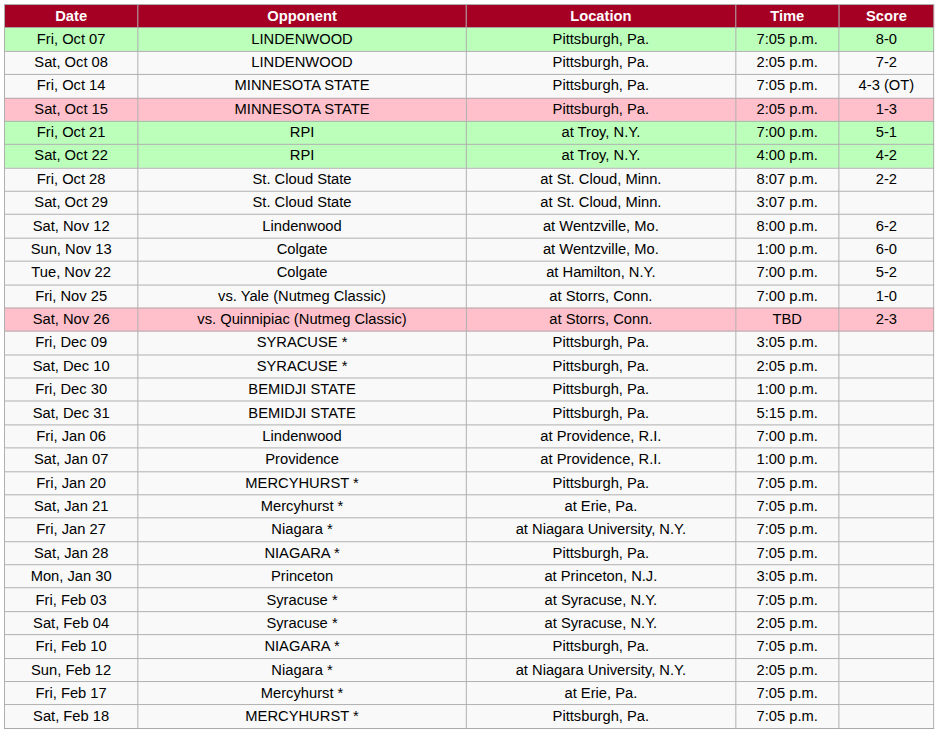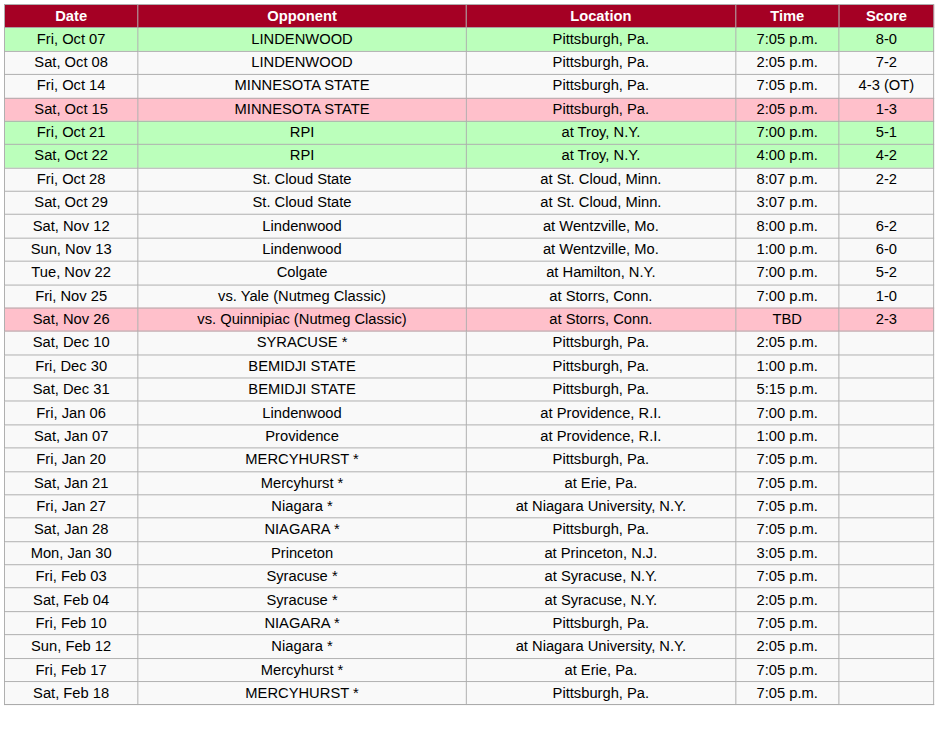(302, 249) Colgate -> (302, 249) Lindenwood
- row: (71, 343)
